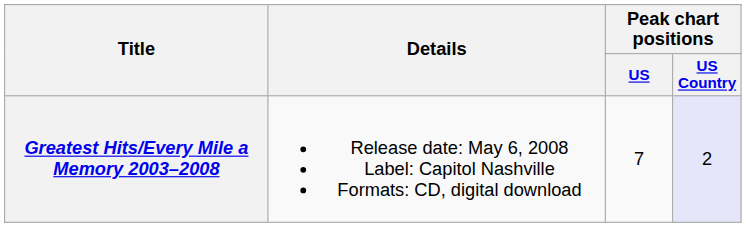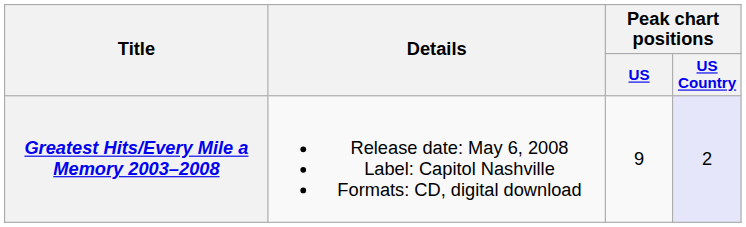(639, 158) 7 -> (639, 158) 9
